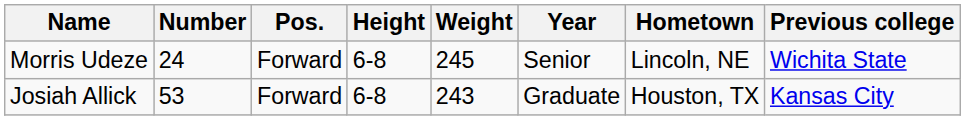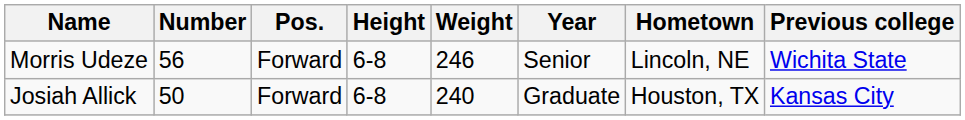(172, 59) 24 -> (172, 59) 56
(455, 59) 245 -> (455, 59) 246
(172, 96) 53 -> (172, 96) 50
(455, 96) 243 -> (455, 96) 240
